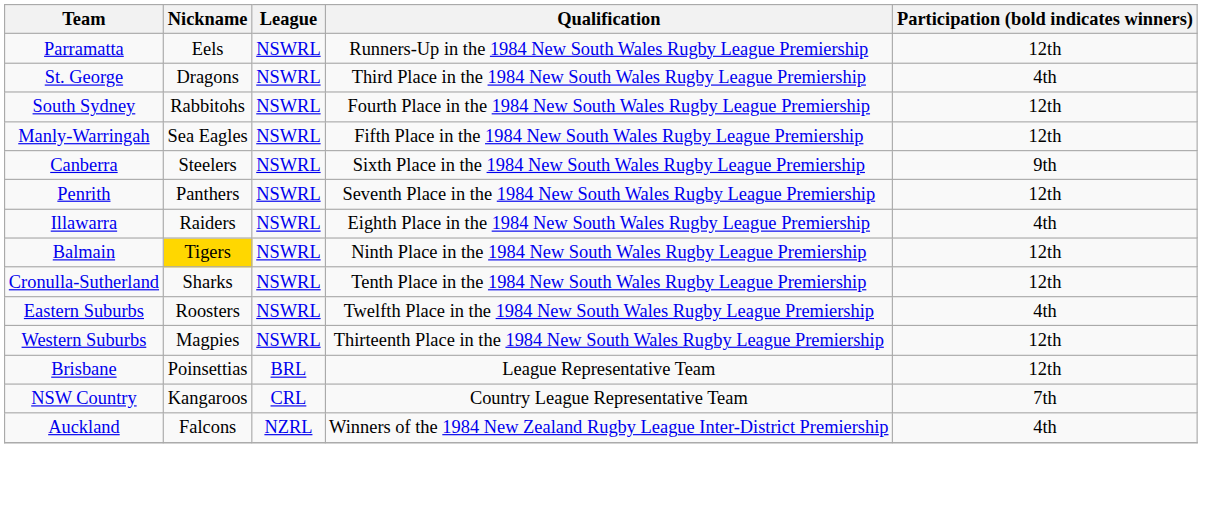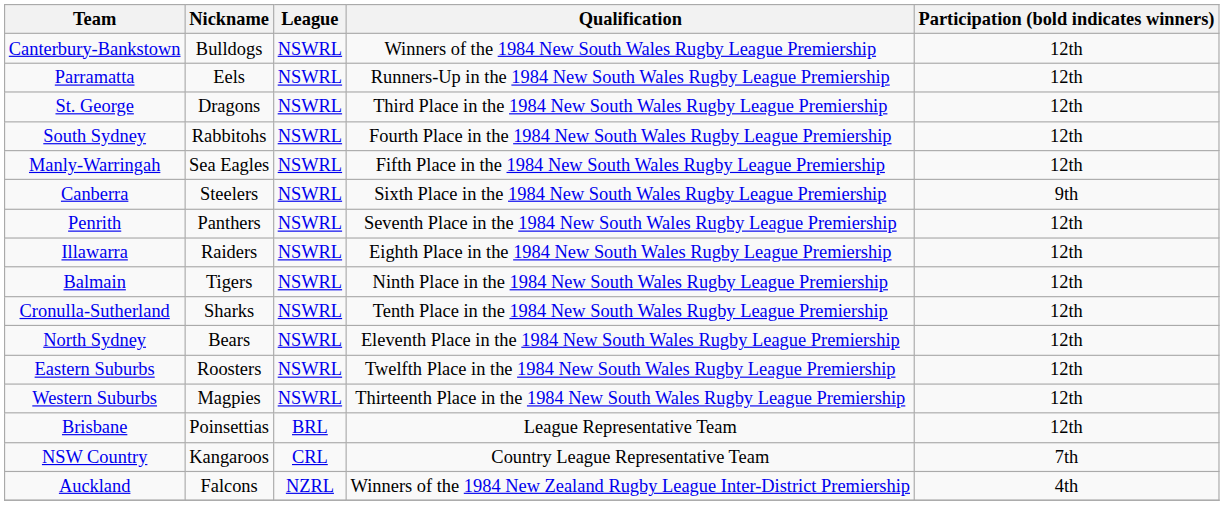+ row: (95, 48)
(1045, 77) 4th -> (1066, 106) 12th
(1045, 223) 4th -> (1066, 252) 12th
(208, 252) gold background -> (229, 281) no background
+ row: (95, 340)
(1045, 310) 4th -> (1066, 369) 12th
